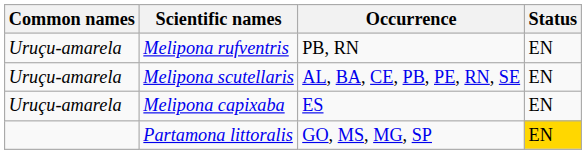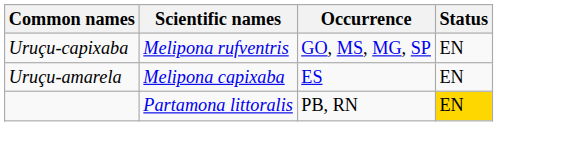(65, 47) Uruçu-amarela -> (69, 47) Uruçu-capixaba
(331, 47) PB, RN -> (366, 47) GO, MS, MG, SP
- row: (219, 76)
(367, 134) GO, MS, MG, SP -> (330, 105) PB, RN
